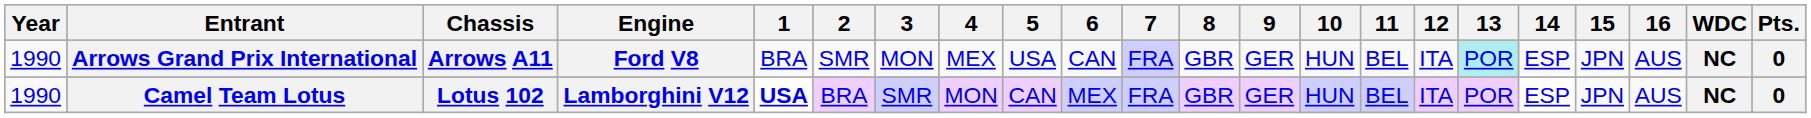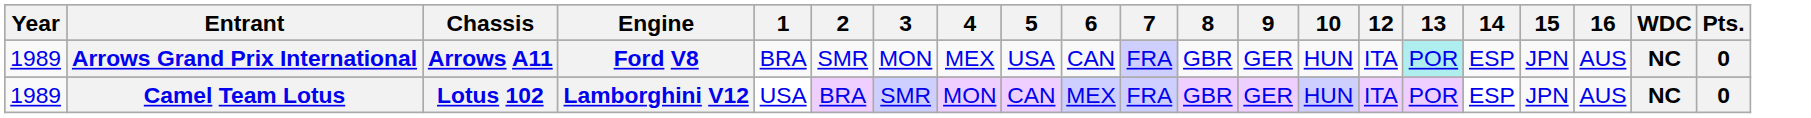- column: (1387, 22)
(36, 58) 1990 -> (36, 58) 1989
(36, 94) 1990 -> (36, 94) 1989
(784, 94) bold -> (783, 94) normal
